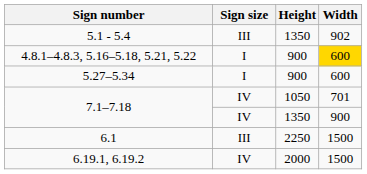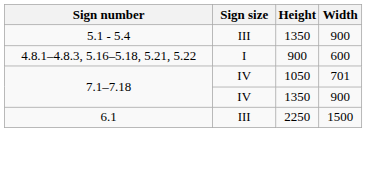(340, 35) 902 -> (340, 35) 900
(340, 55) gold background -> (340, 55) no background
- row: (109, 76)
- row: (109, 158)
